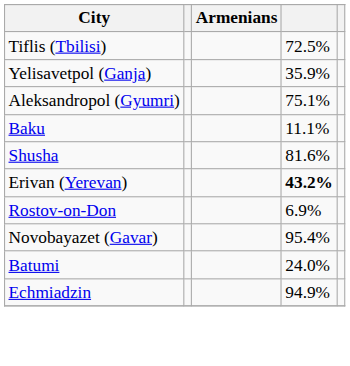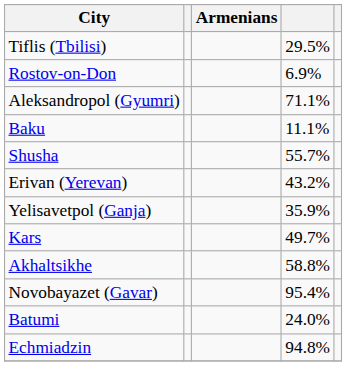(308, 45) 72.5% -> (308, 45) 29.5%
rows swapped: (62, 210) <-> (80, 73)
(308, 100) 75.1% -> (308, 100) 71.1%
(308, 155) 81.6% -> (308, 155) 55.7%
(309, 182) bold -> (308, 182) normal
+ row: (25, 237)
+ row: (50, 264)
(308, 292) 94.9% -> (308, 347) 94.8%
